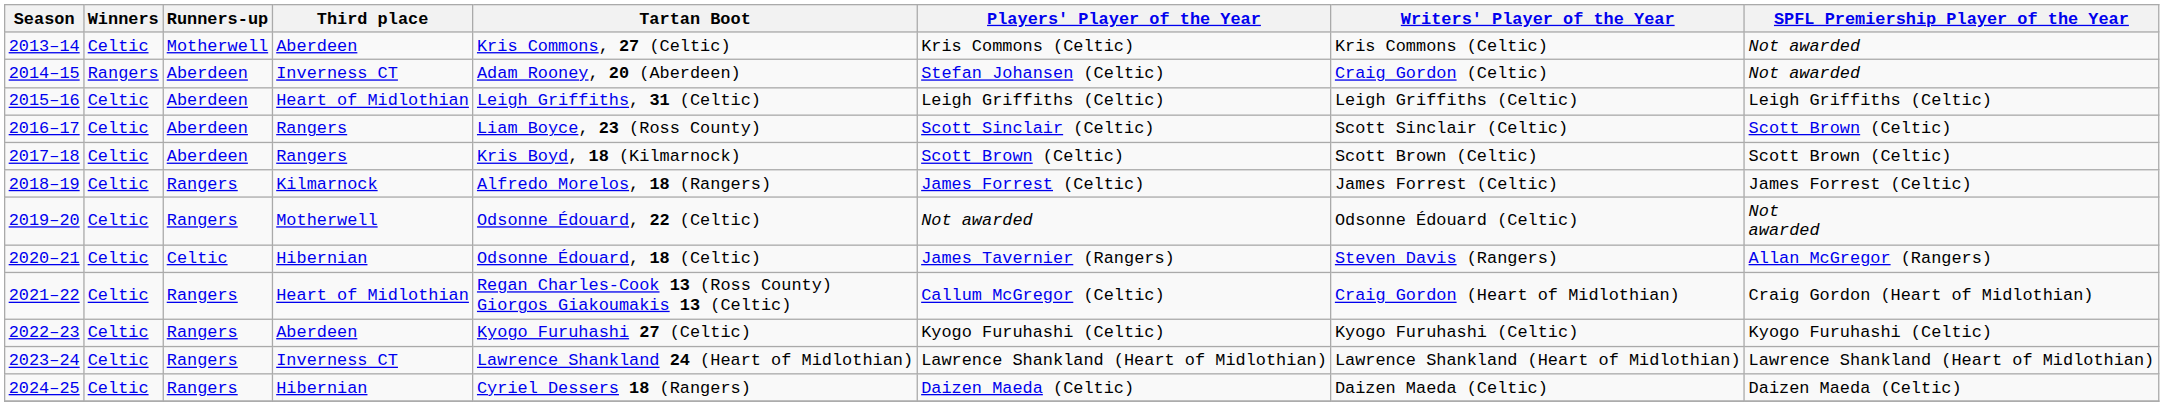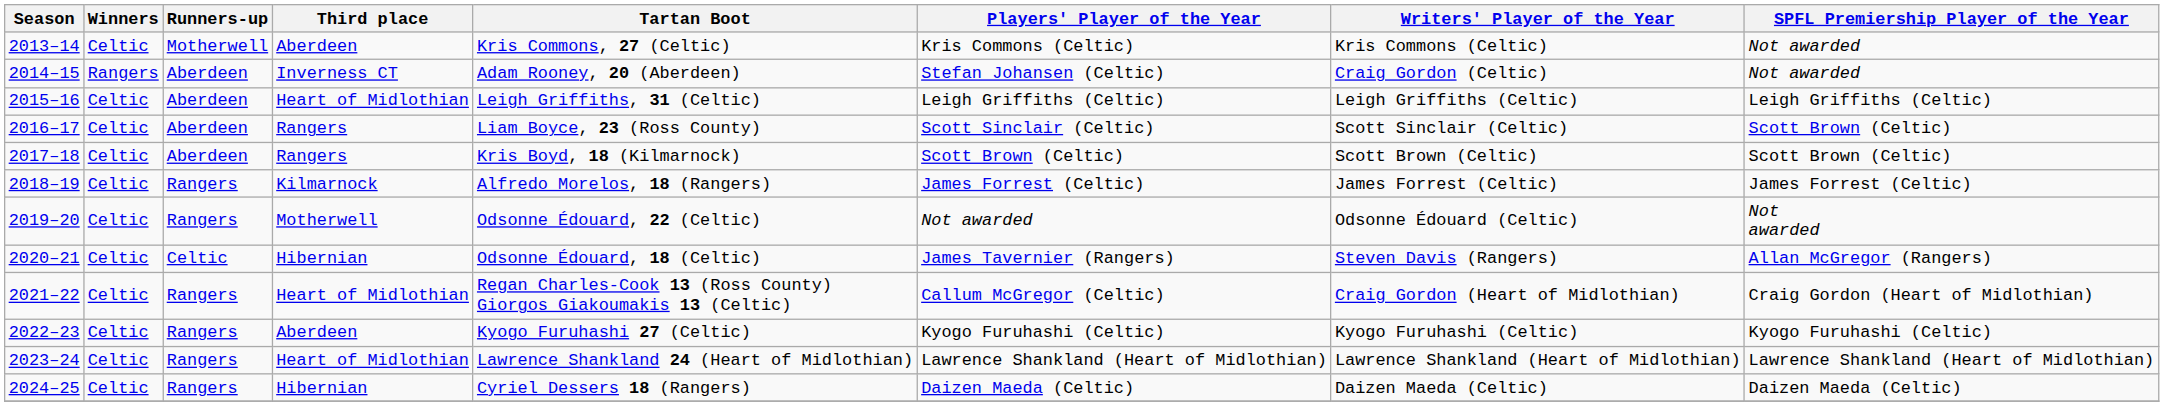(337, 360) Inverness CT -> (373, 360) Heart of Midlothian
